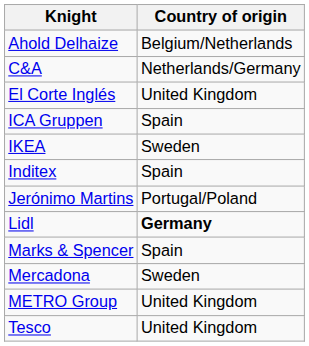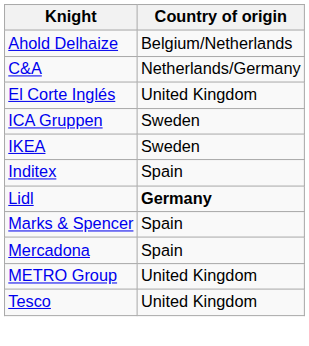(162, 120) Spain -> (170, 120) Sweden
- row: (71, 198)
(170, 276) Sweden -> (162, 250) Spain
